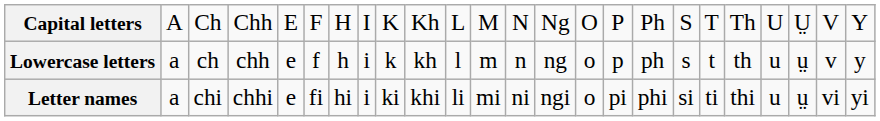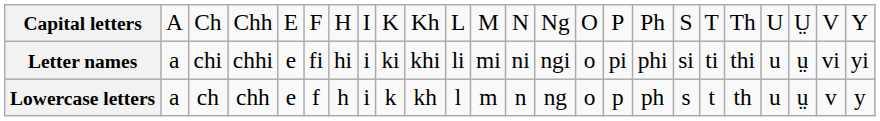rows swapped: (83, 61) <-> (83, 98)
